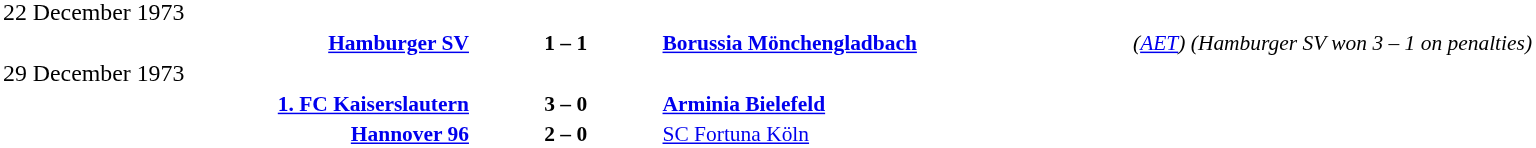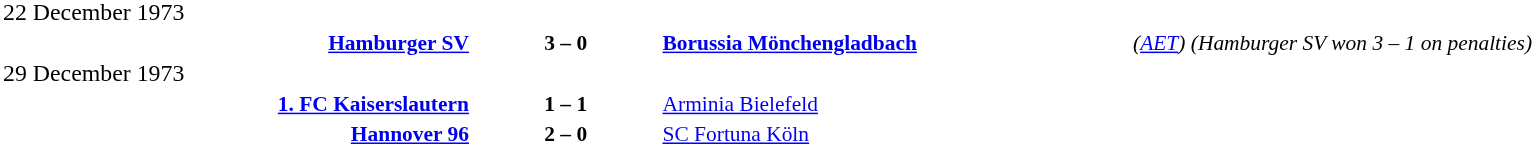(566, 43) 1 – 1 -> (566, 43) 3 – 0
(566, 104) 3 – 0 -> (566, 104) 1 – 1
(744, 104) bold -> (740, 104) normal
